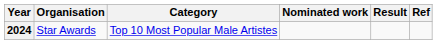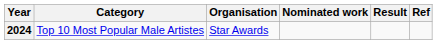columns swapped: (71, 13) <-> (193, 13)
